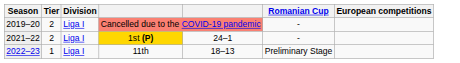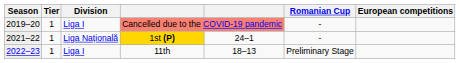(52, 24) 2 -> (52, 24) 1
(52, 38) 2 -> (52, 38) 1
(74, 38) Liga I -> (91, 38) Liga Națională
